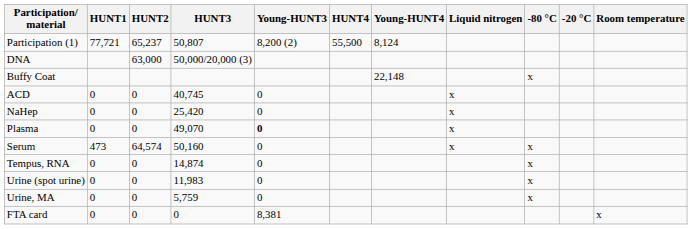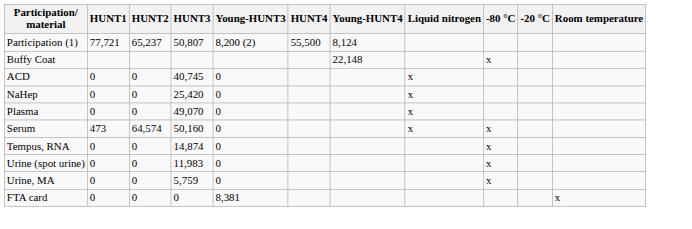- row: (19, 59)
(260, 128) bold -> (218, 111) normal
